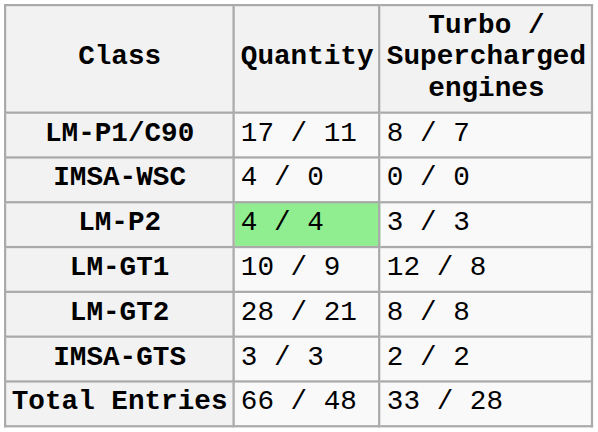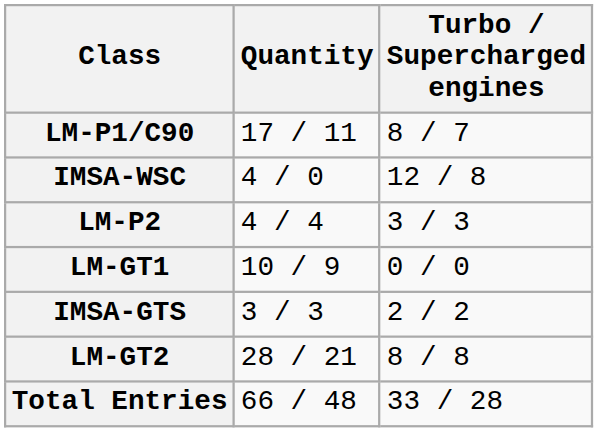(428, 180) 0 / 0 -> (437, 180) 12 / 8
(282, 224) lightgreen background -> (282, 224) no background
(437, 269) 12 / 8 -> (428, 269) 0 / 0
rows swapped: (120, 314) <-> (120, 358)
